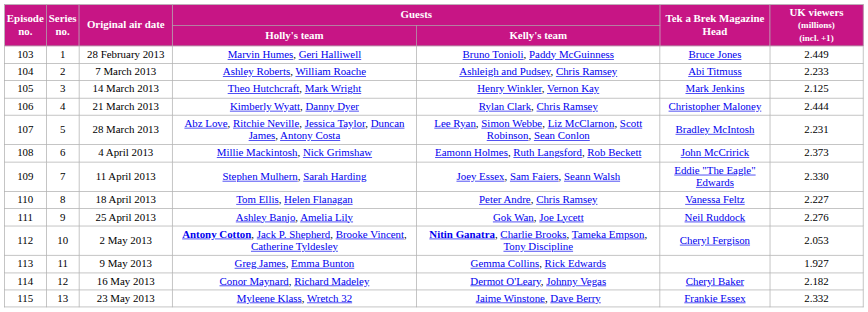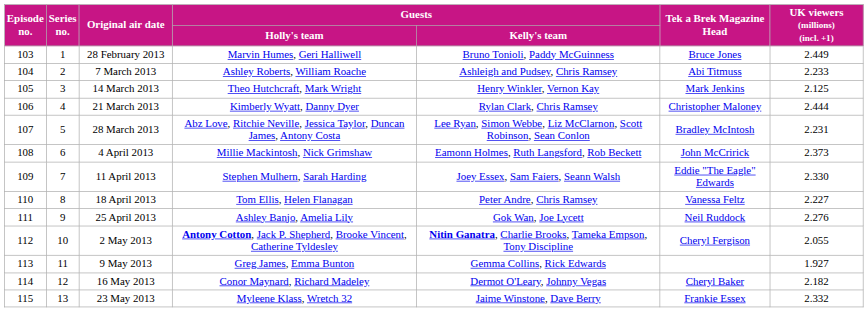(816, 240) 2.053 -> (816, 240) 2.055
